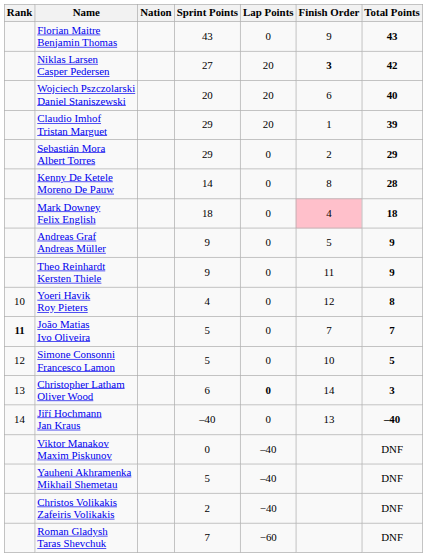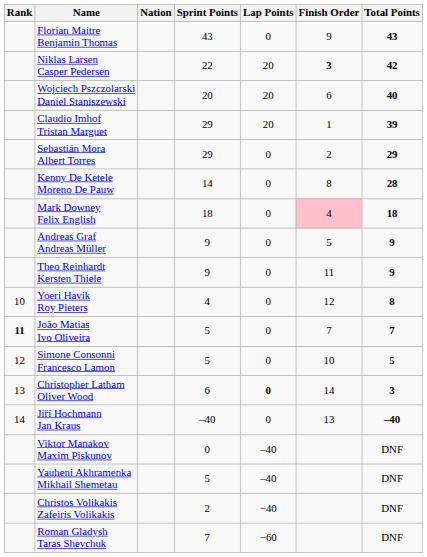(207, 65) 27 -> (207, 65) 22
